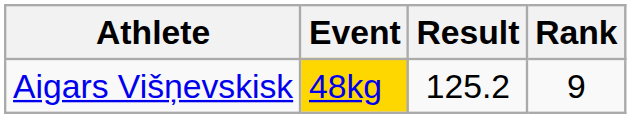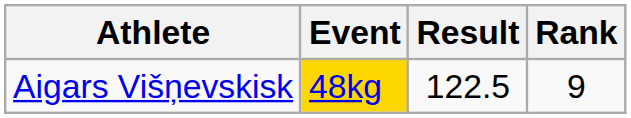(468, 85) 125.2 -> (468, 85) 122.5
